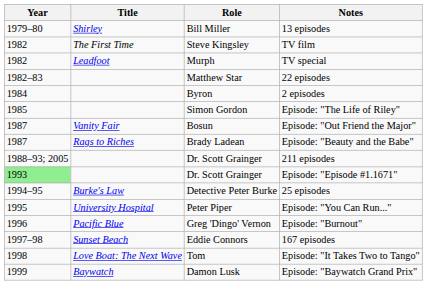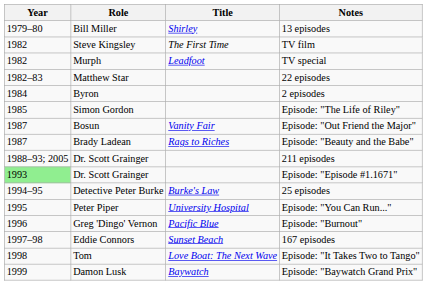columns swapped: (128, 12) <-> (232, 12)
